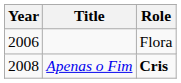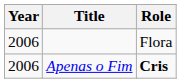(24, 66) 2008 -> (24, 66) 2006
